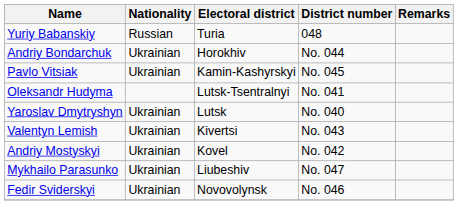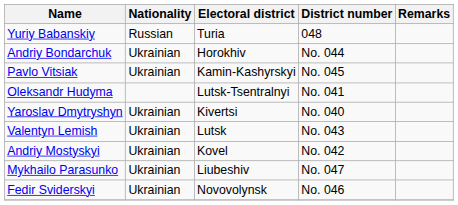(212, 111) Lutsk -> (217, 111) Kivertsi
(217, 131) Kivertsi -> (212, 131) Lutsk
